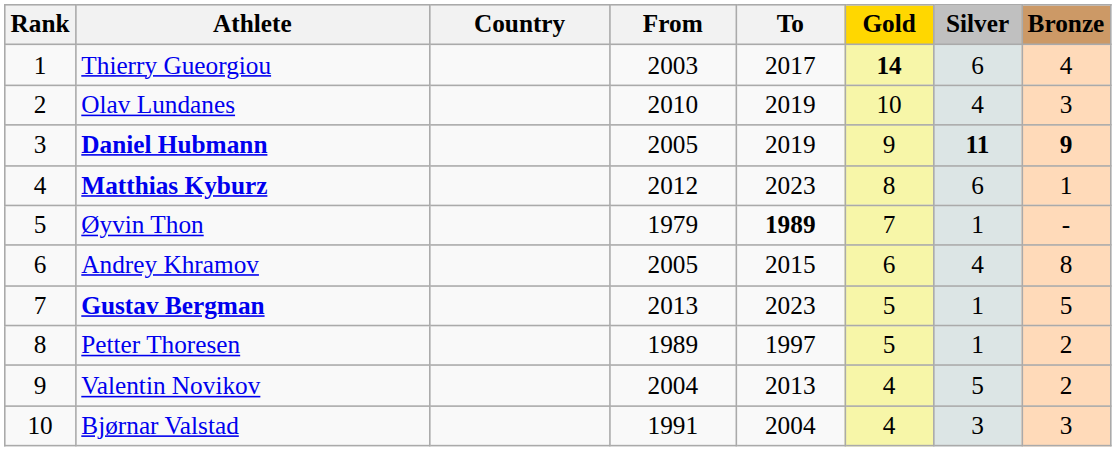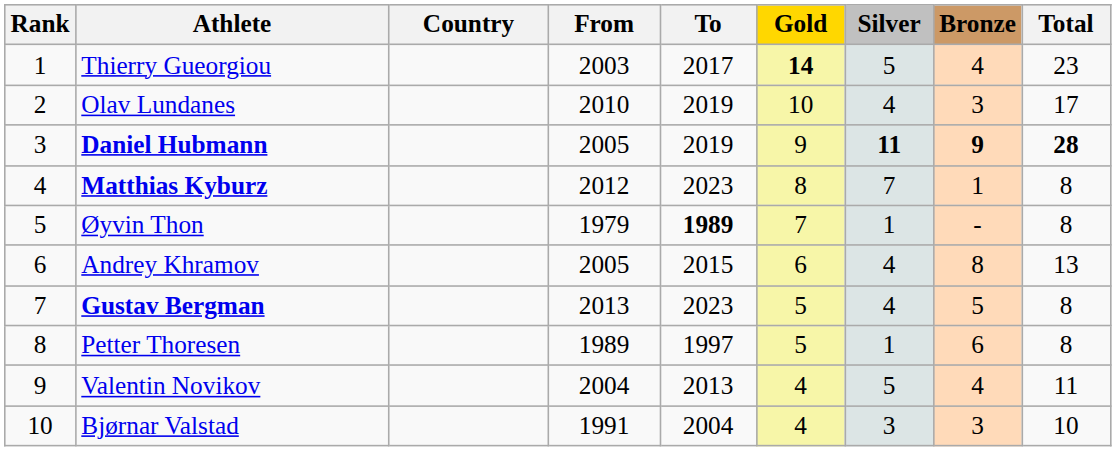+ column: (1066, 24)
(978, 64) 6 -> (889, 64) 5
(978, 184) 6 -> (889, 184) 7
(978, 305) 1 -> (889, 305) 4
(1066, 345) 2 -> (978, 345) 6
(1066, 385) 2 -> (978, 385) 4
